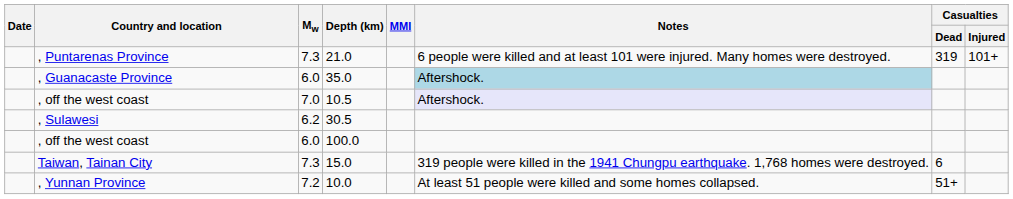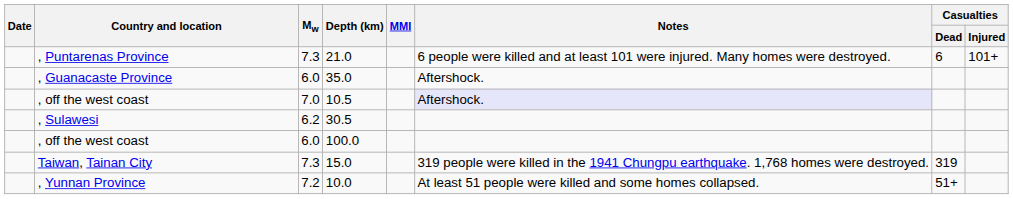(946, 57) 319 -> (939, 57) 6
(451, 78) lightblue background -> (451, 78) no background
(939, 162) 6 -> (946, 162) 319
